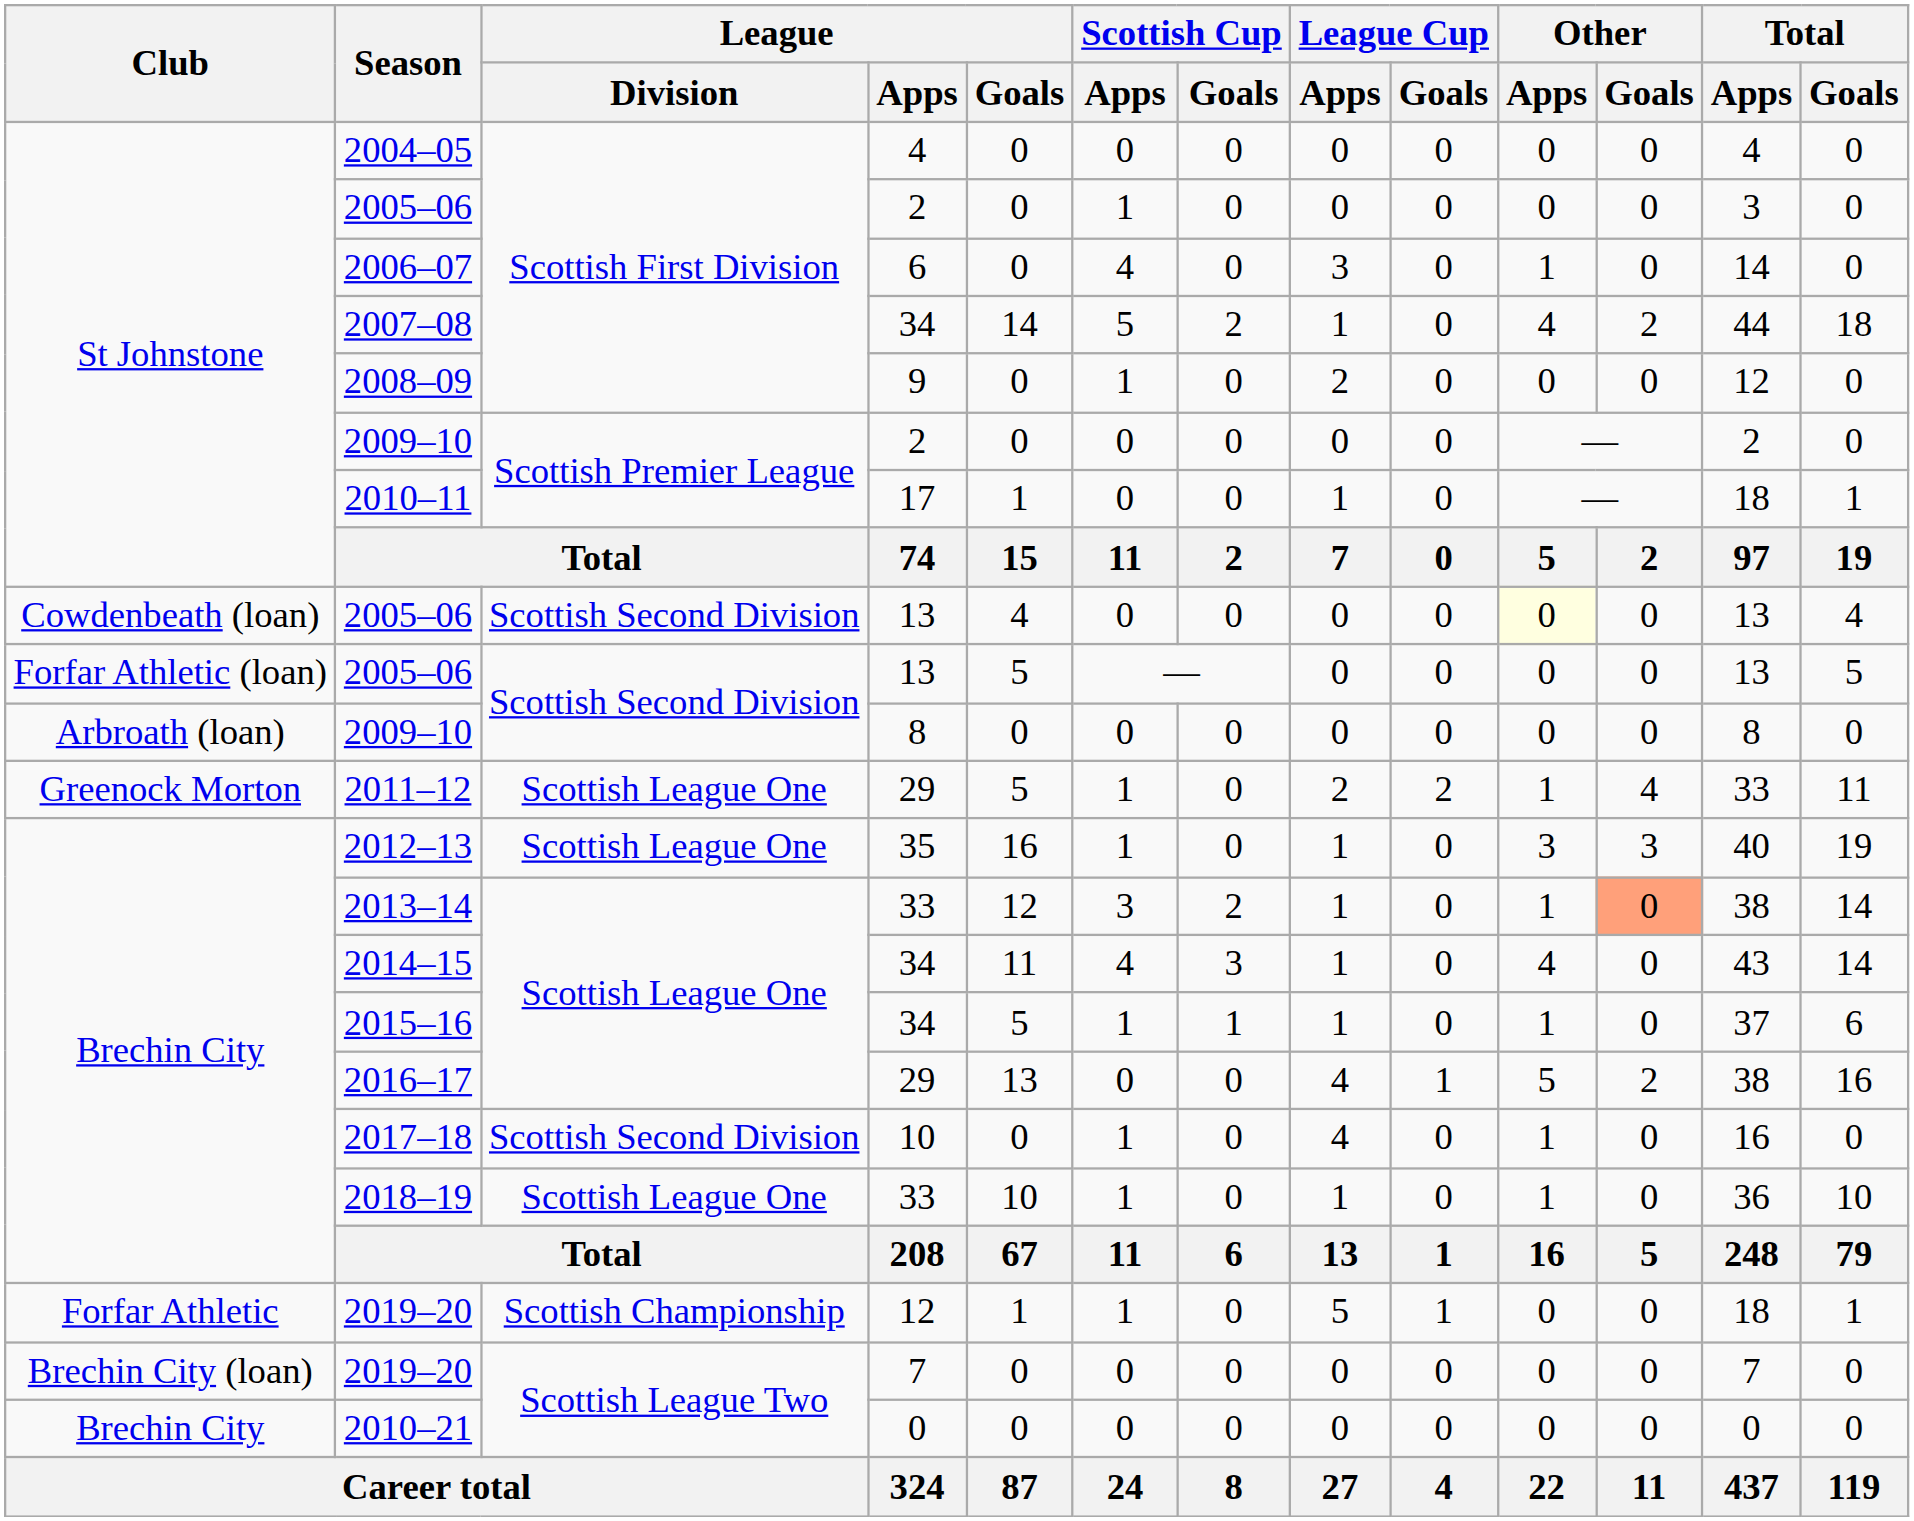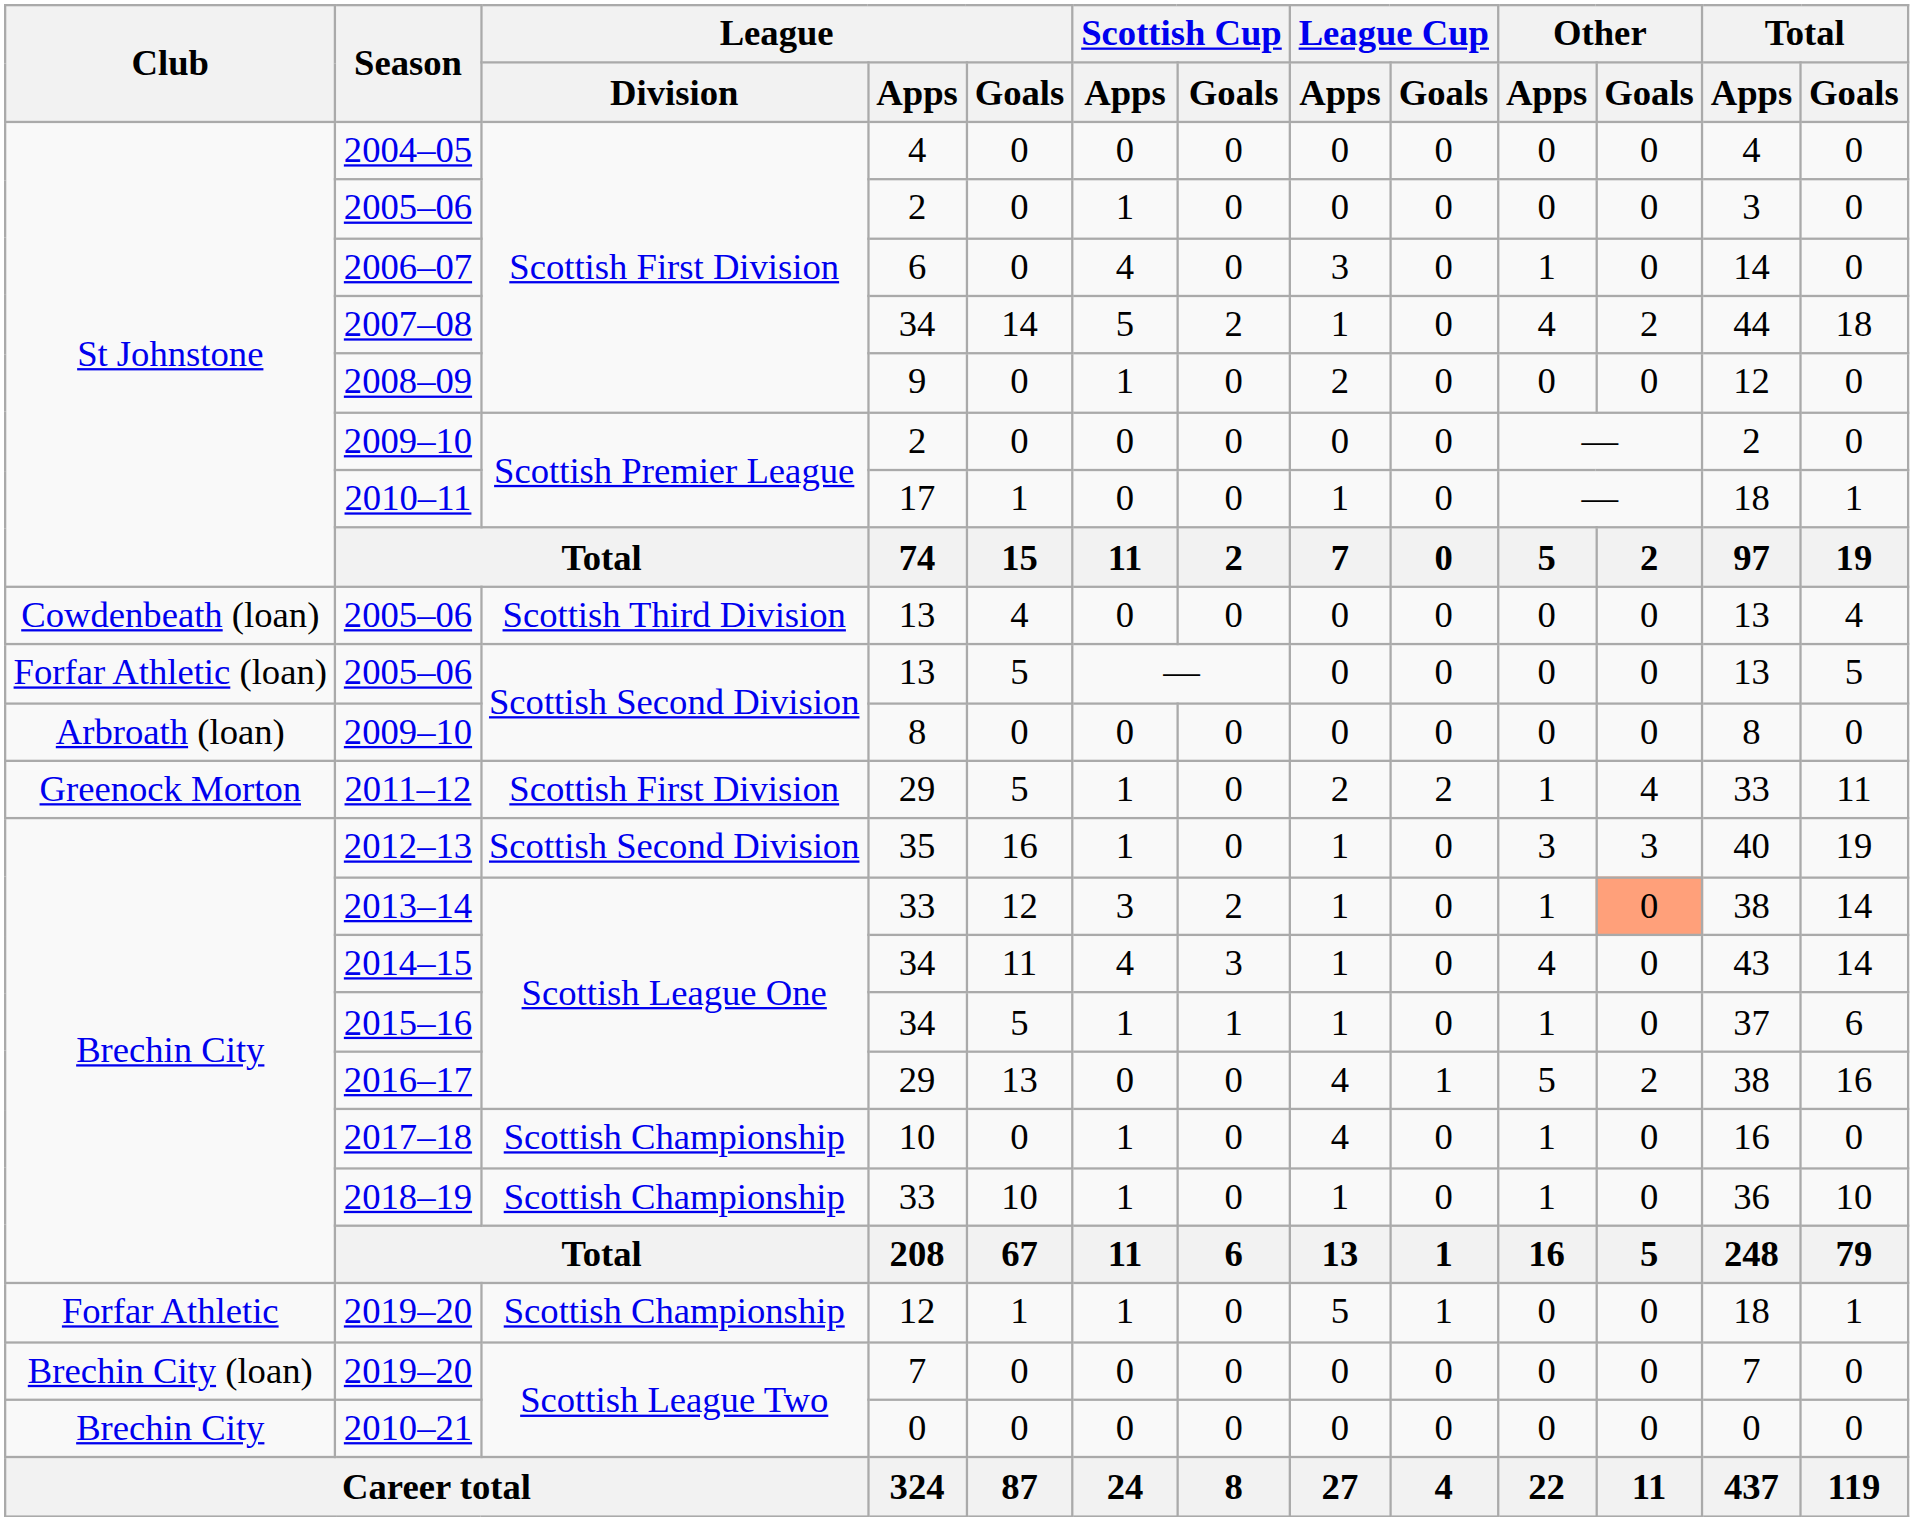(674, 614) Scottish Second Division -> (674, 614) Scottish Third Division
(1547, 614) lightyellow background -> (1547, 614) no background
(674, 788) Scottish League One -> (674, 788) Scottish First Division
(674, 847) Scottish League One -> (674, 847) Scottish Second Division
(674, 1137) Scottish Second Division -> (674, 1137) Scottish Championship
(674, 1195) Scottish League One -> (674, 1195) Scottish Championship
